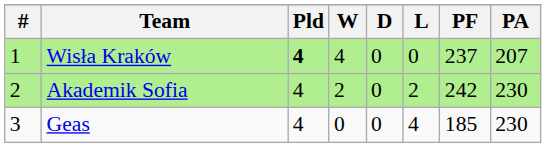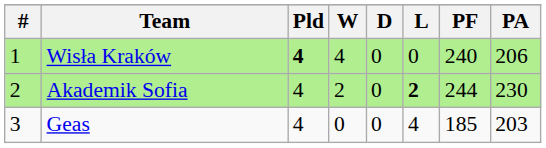(461, 55) 237 -> (461, 55) 240
(512, 55) 207 -> (512, 55) 206
(413, 90) normal -> (413, 90) bold
(461, 90) 242 -> (461, 90) 244
(512, 124) 230 -> (512, 124) 203
